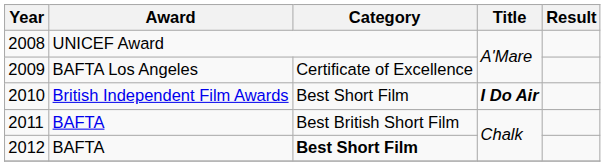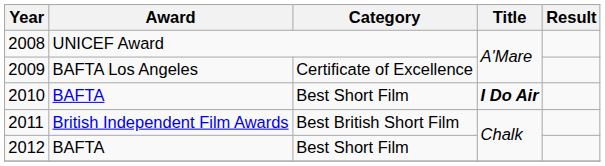(171, 95) British Independent Film Awards -> (79, 95) BAFTA
(79, 122) BAFTA -> (171, 122) British Independent Film Awards
(357, 148) bold -> (353, 148) normal
